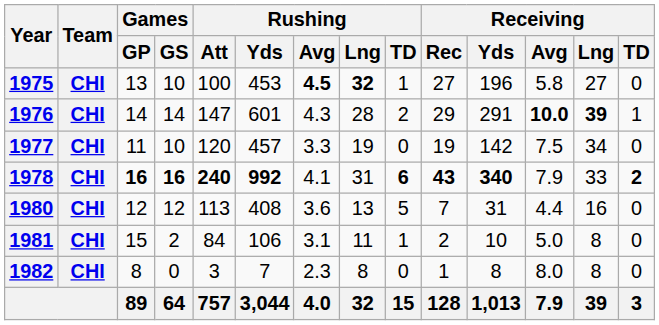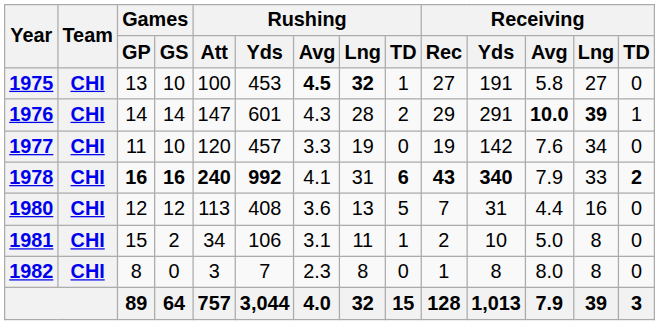(496, 83) 196 -> (496, 83) 191
(549, 146) 7.5 -> (549, 146) 7.6
(214, 240) 84 -> (214, 240) 34
